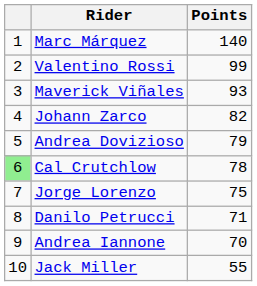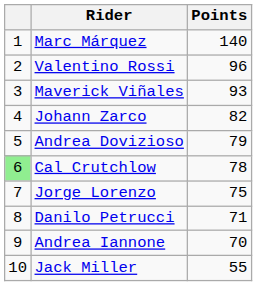(238, 68) 99 -> (238, 68) 96
